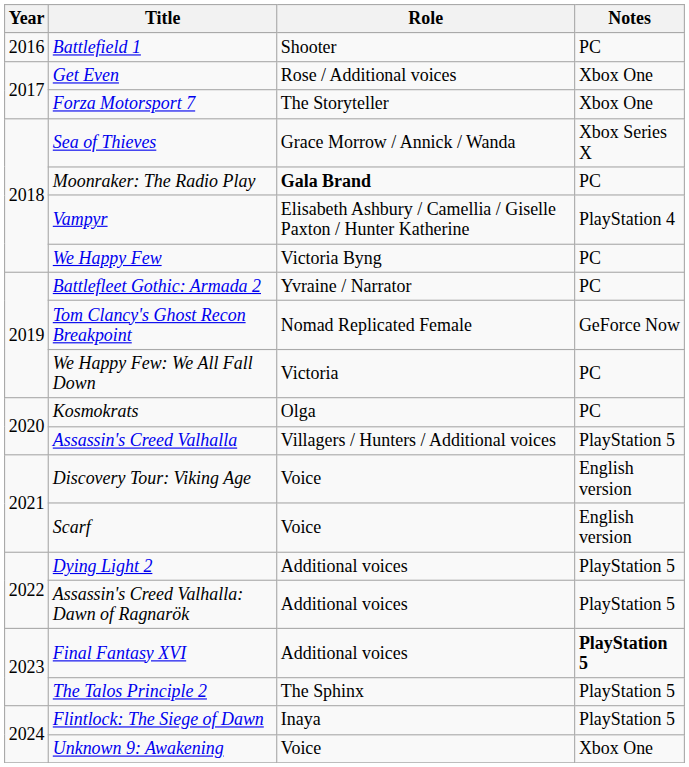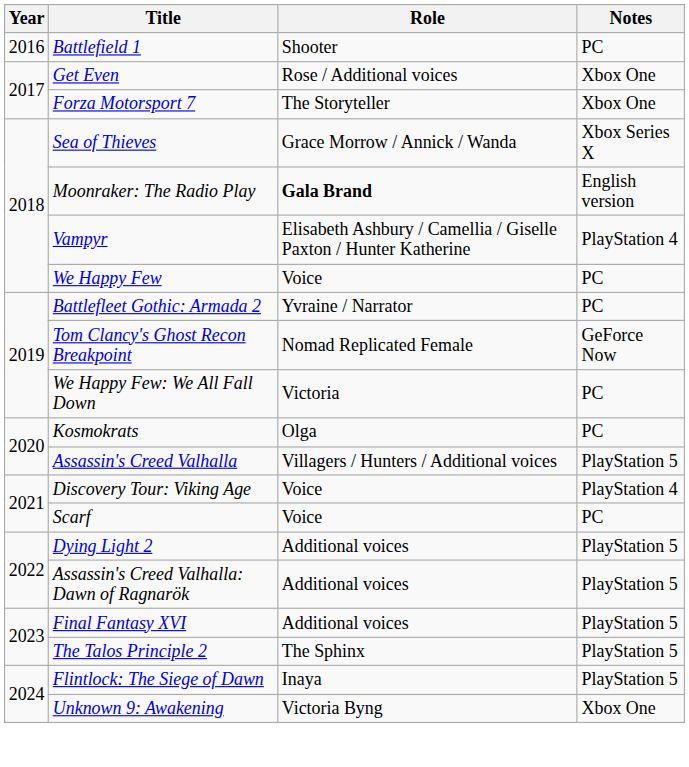(590, 180) PC -> (609, 191) English version
(331, 257) Victoria Byng -> (302, 278) Voice
(606, 478) English version -> (630, 488) PlayStation 4
(606, 527) English version -> (592, 517) PC
(623, 653) bold -> (630, 622) normal
(301, 748) Voice -> (332, 708) Victoria Byng
